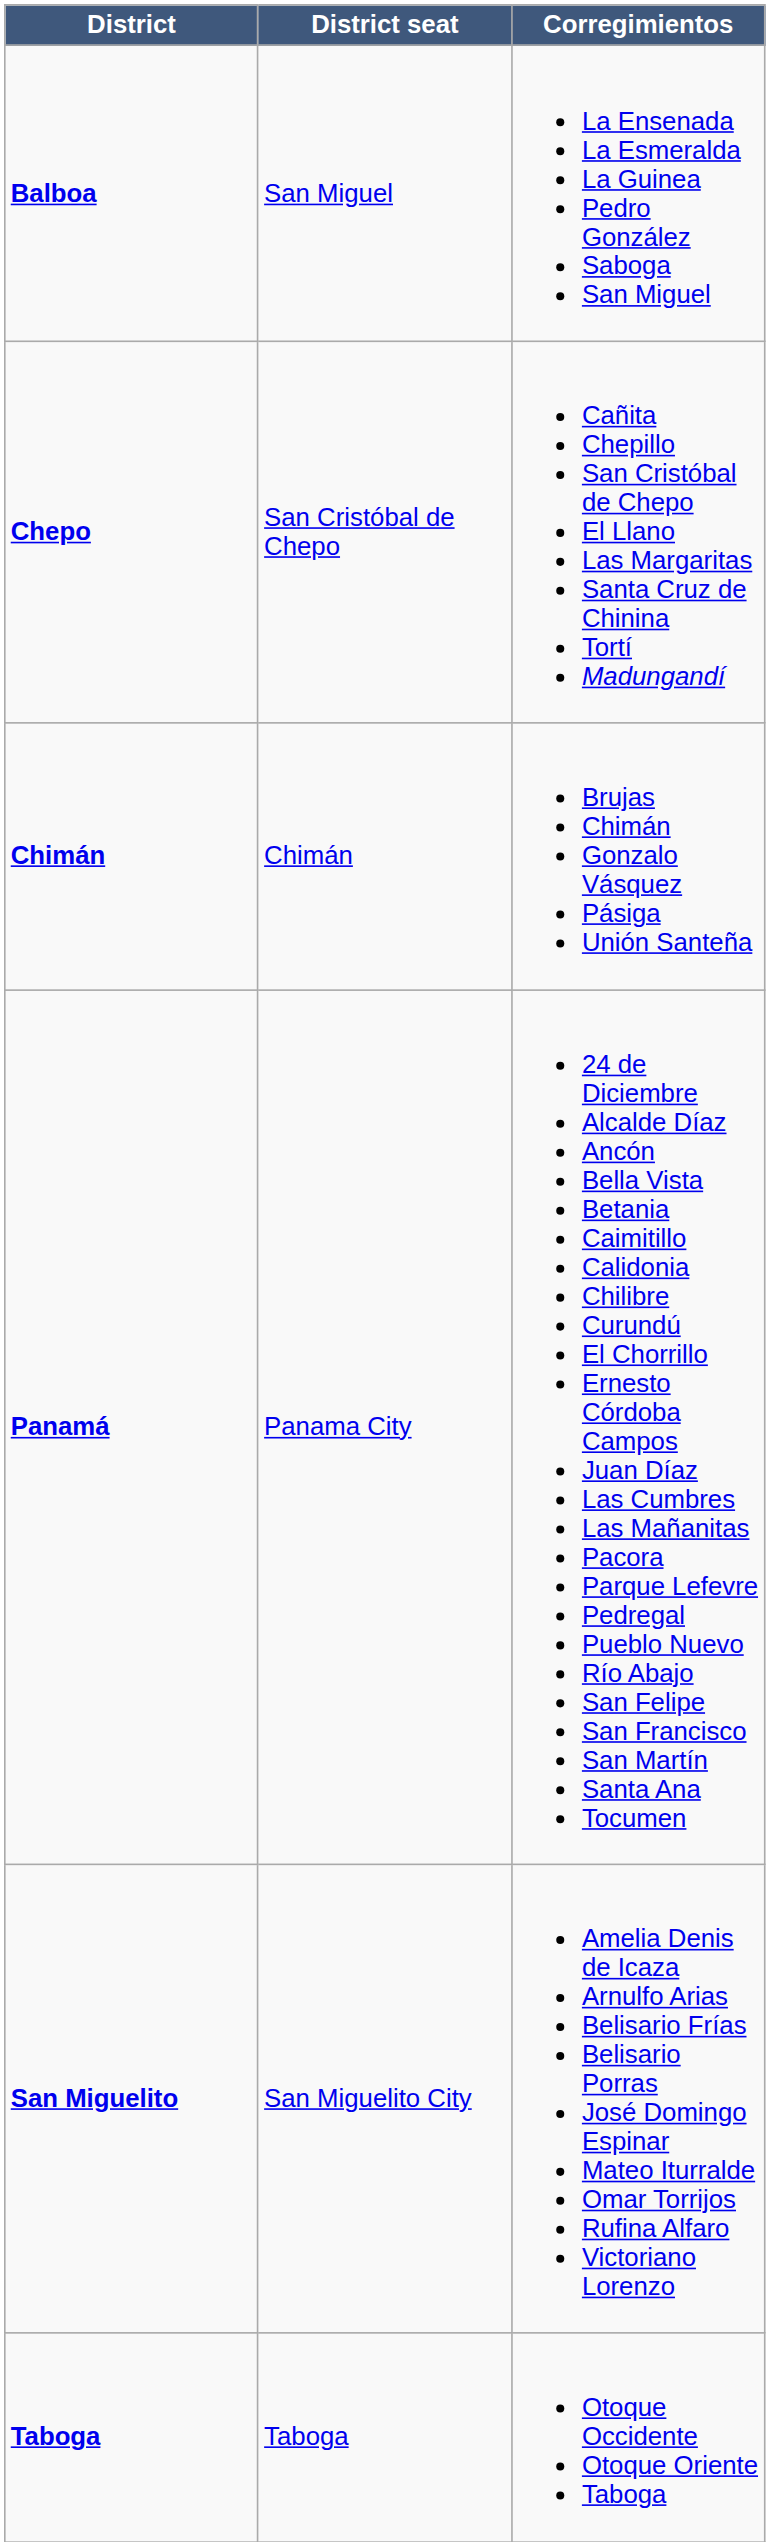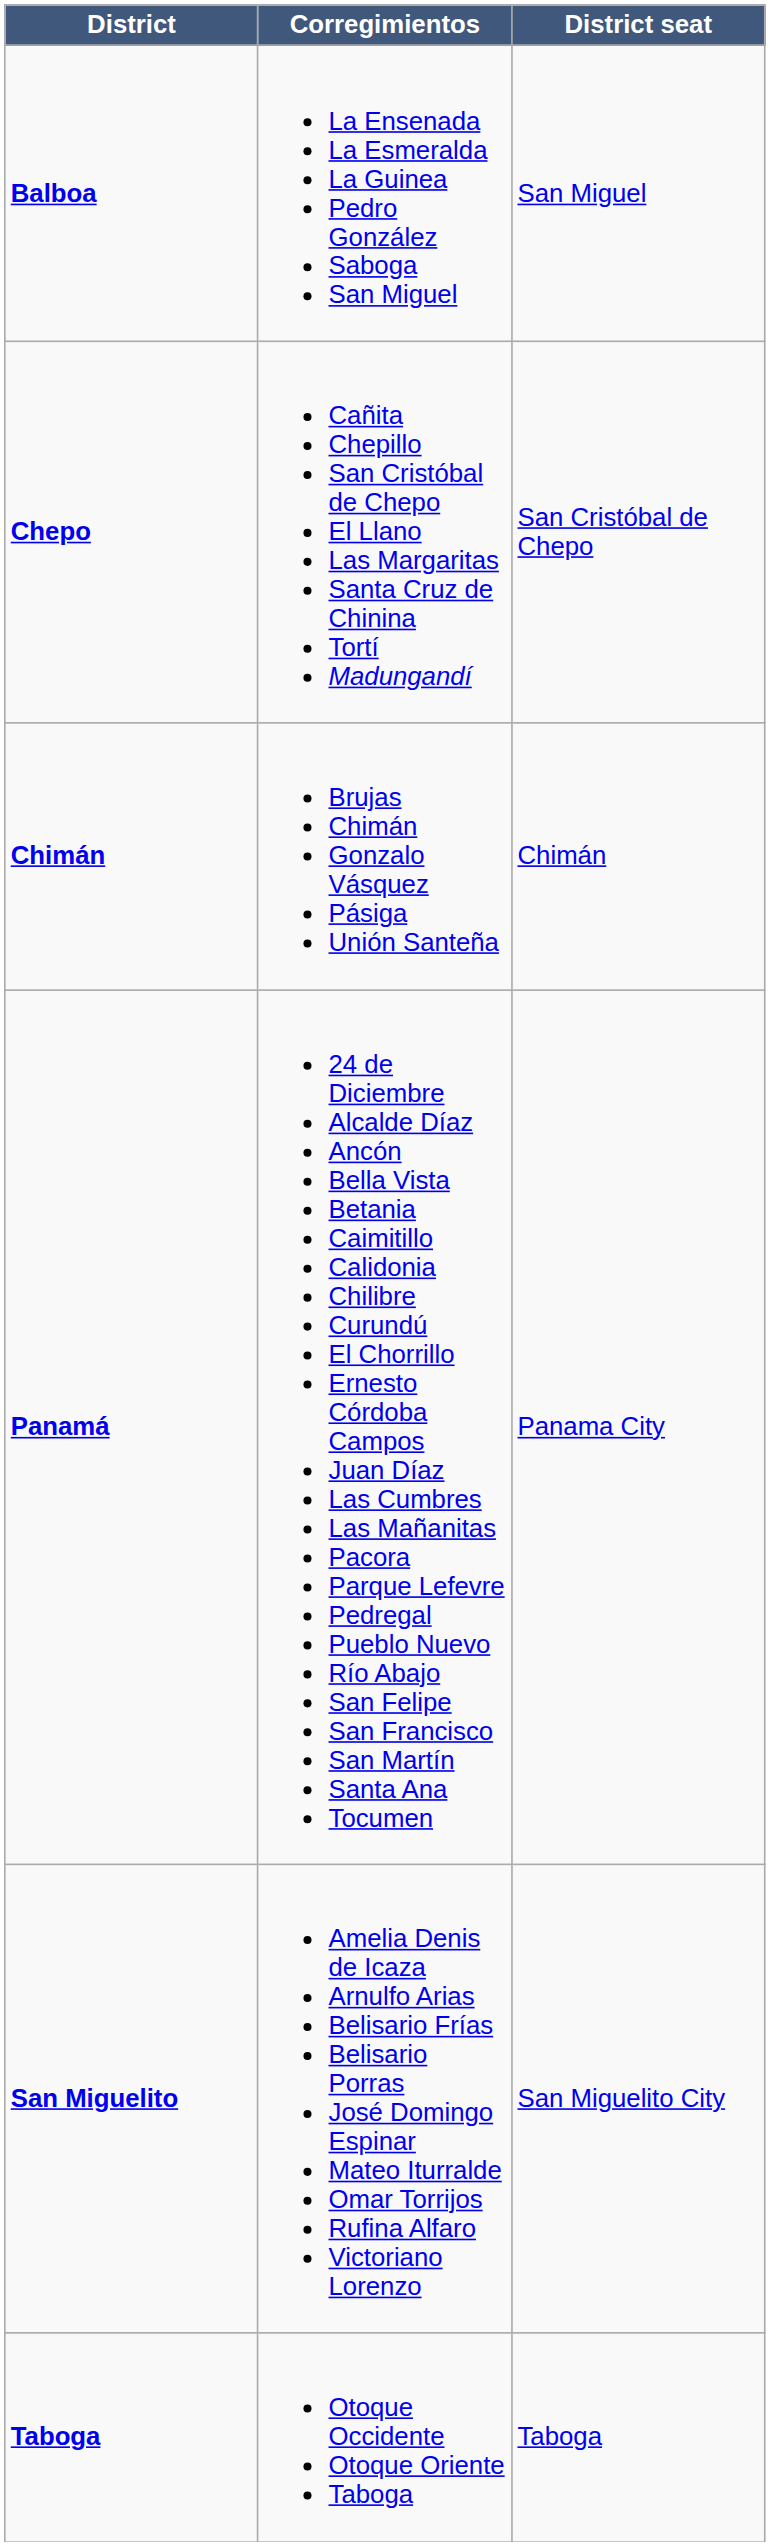columns swapped: (638, 24) <-> (385, 24)
